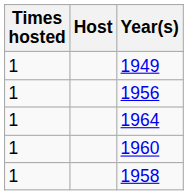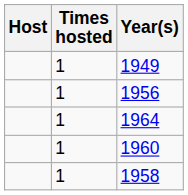columns swapped: (37, 28) <-> (93, 28)
